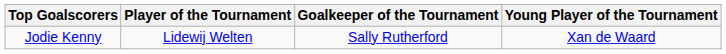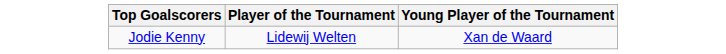- column: (398, 15)
